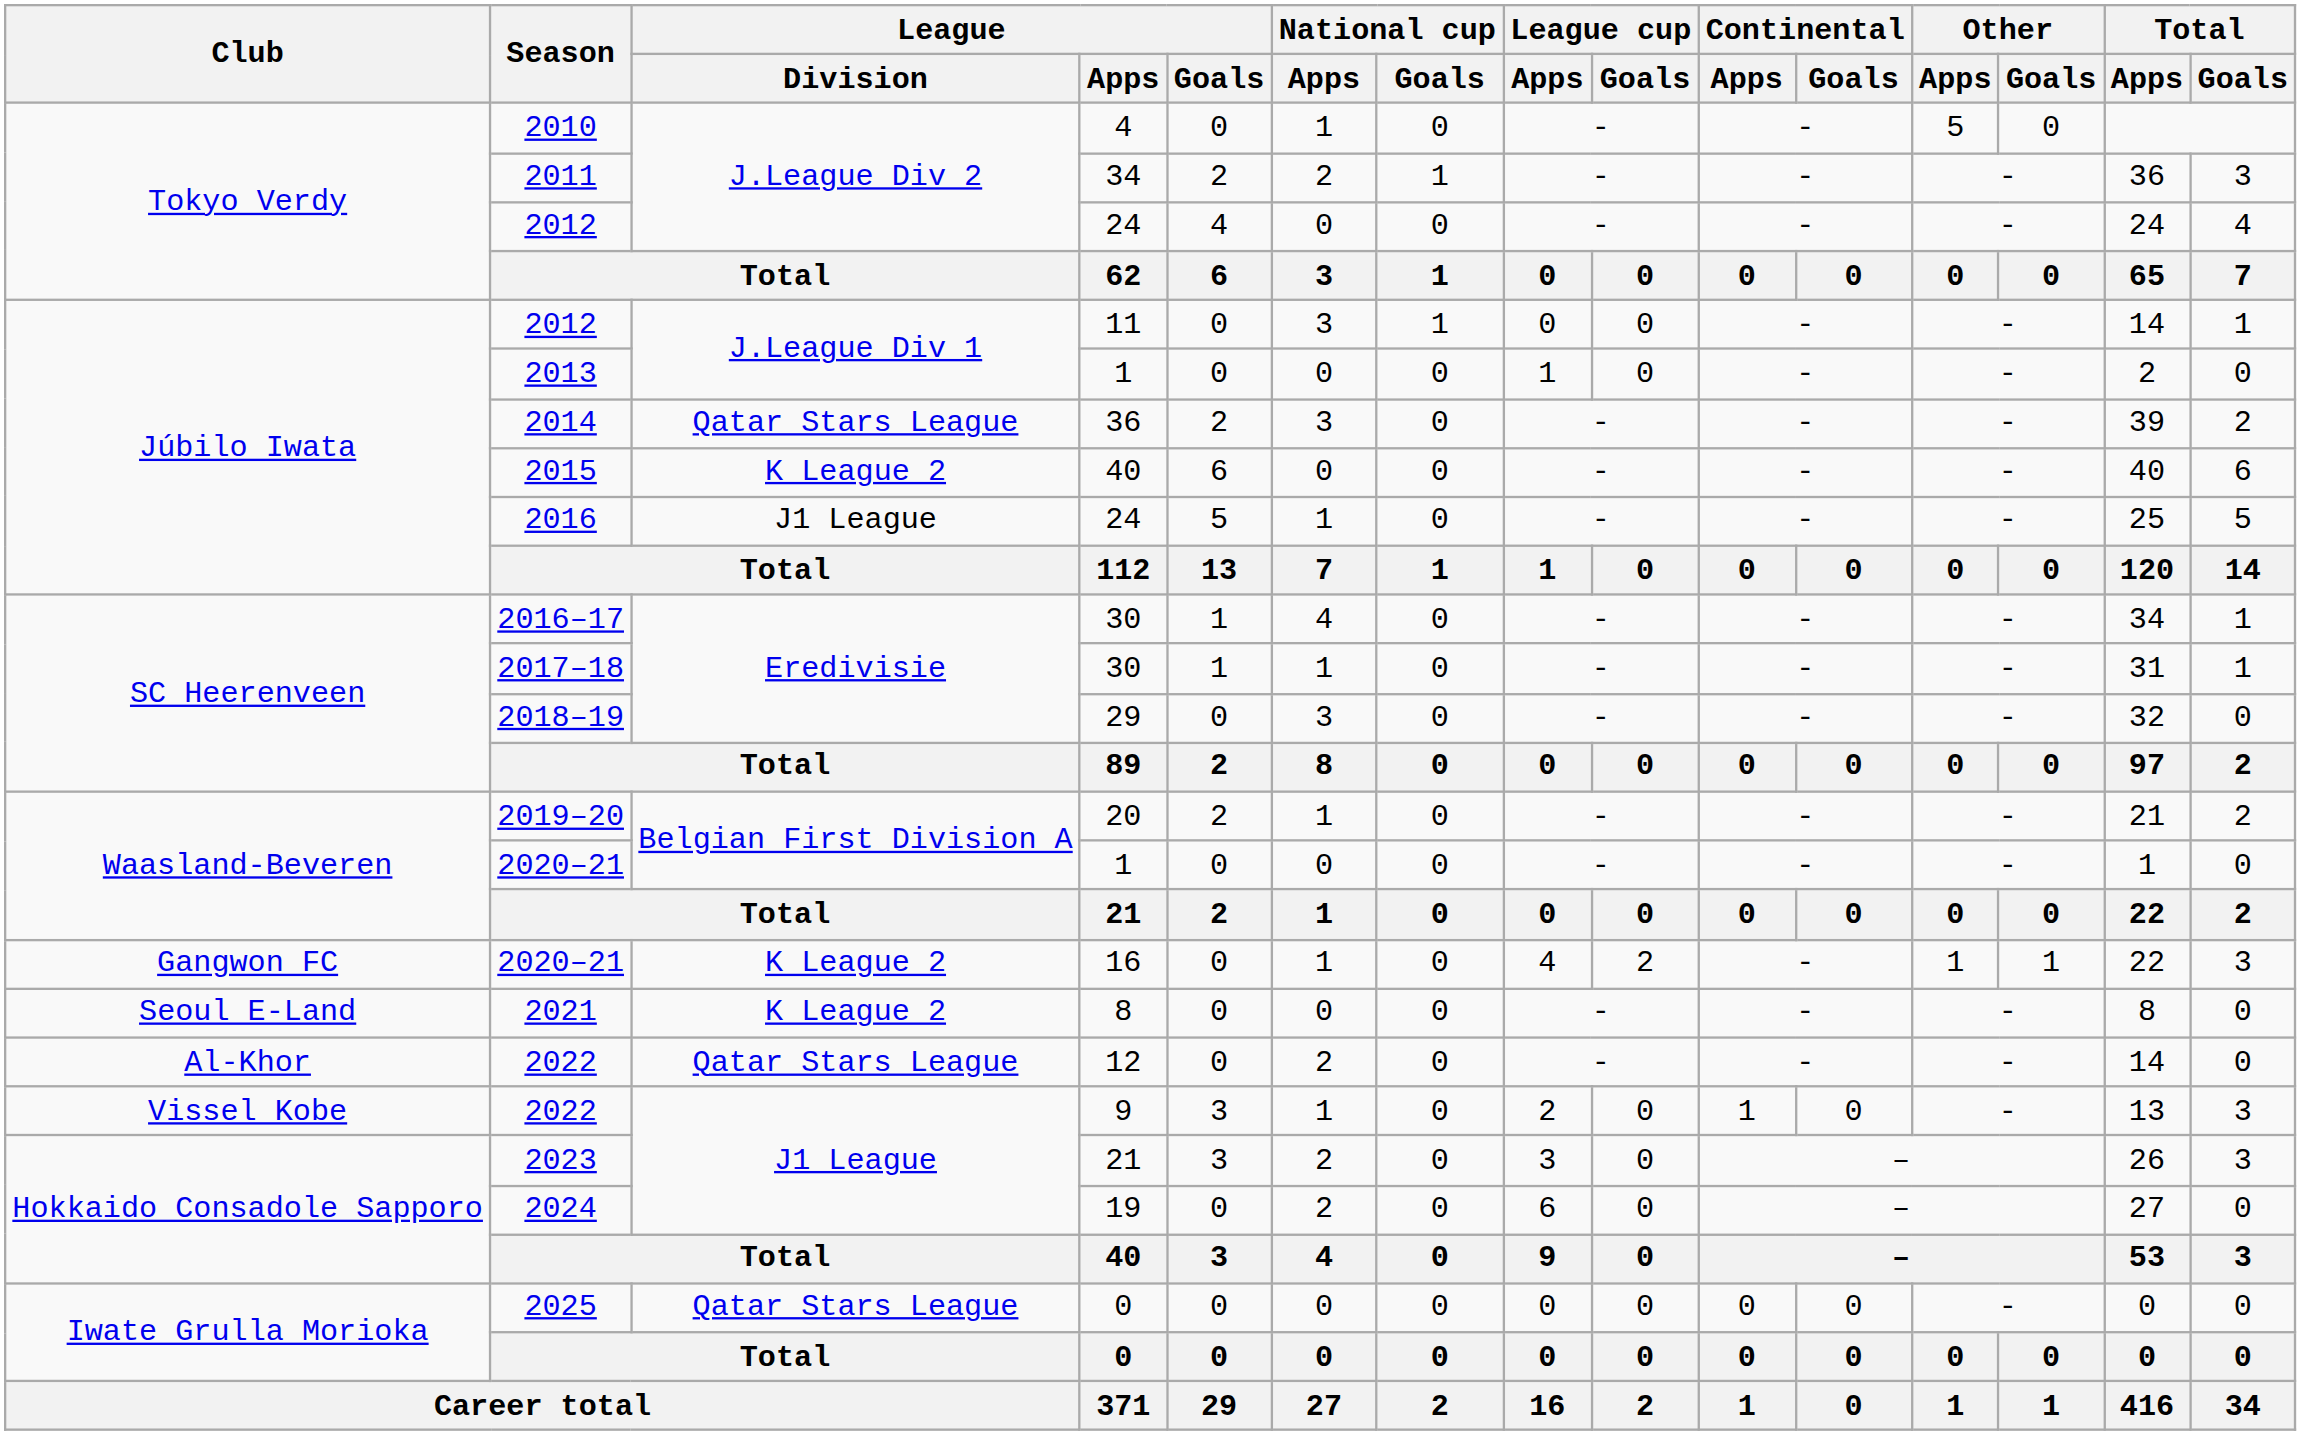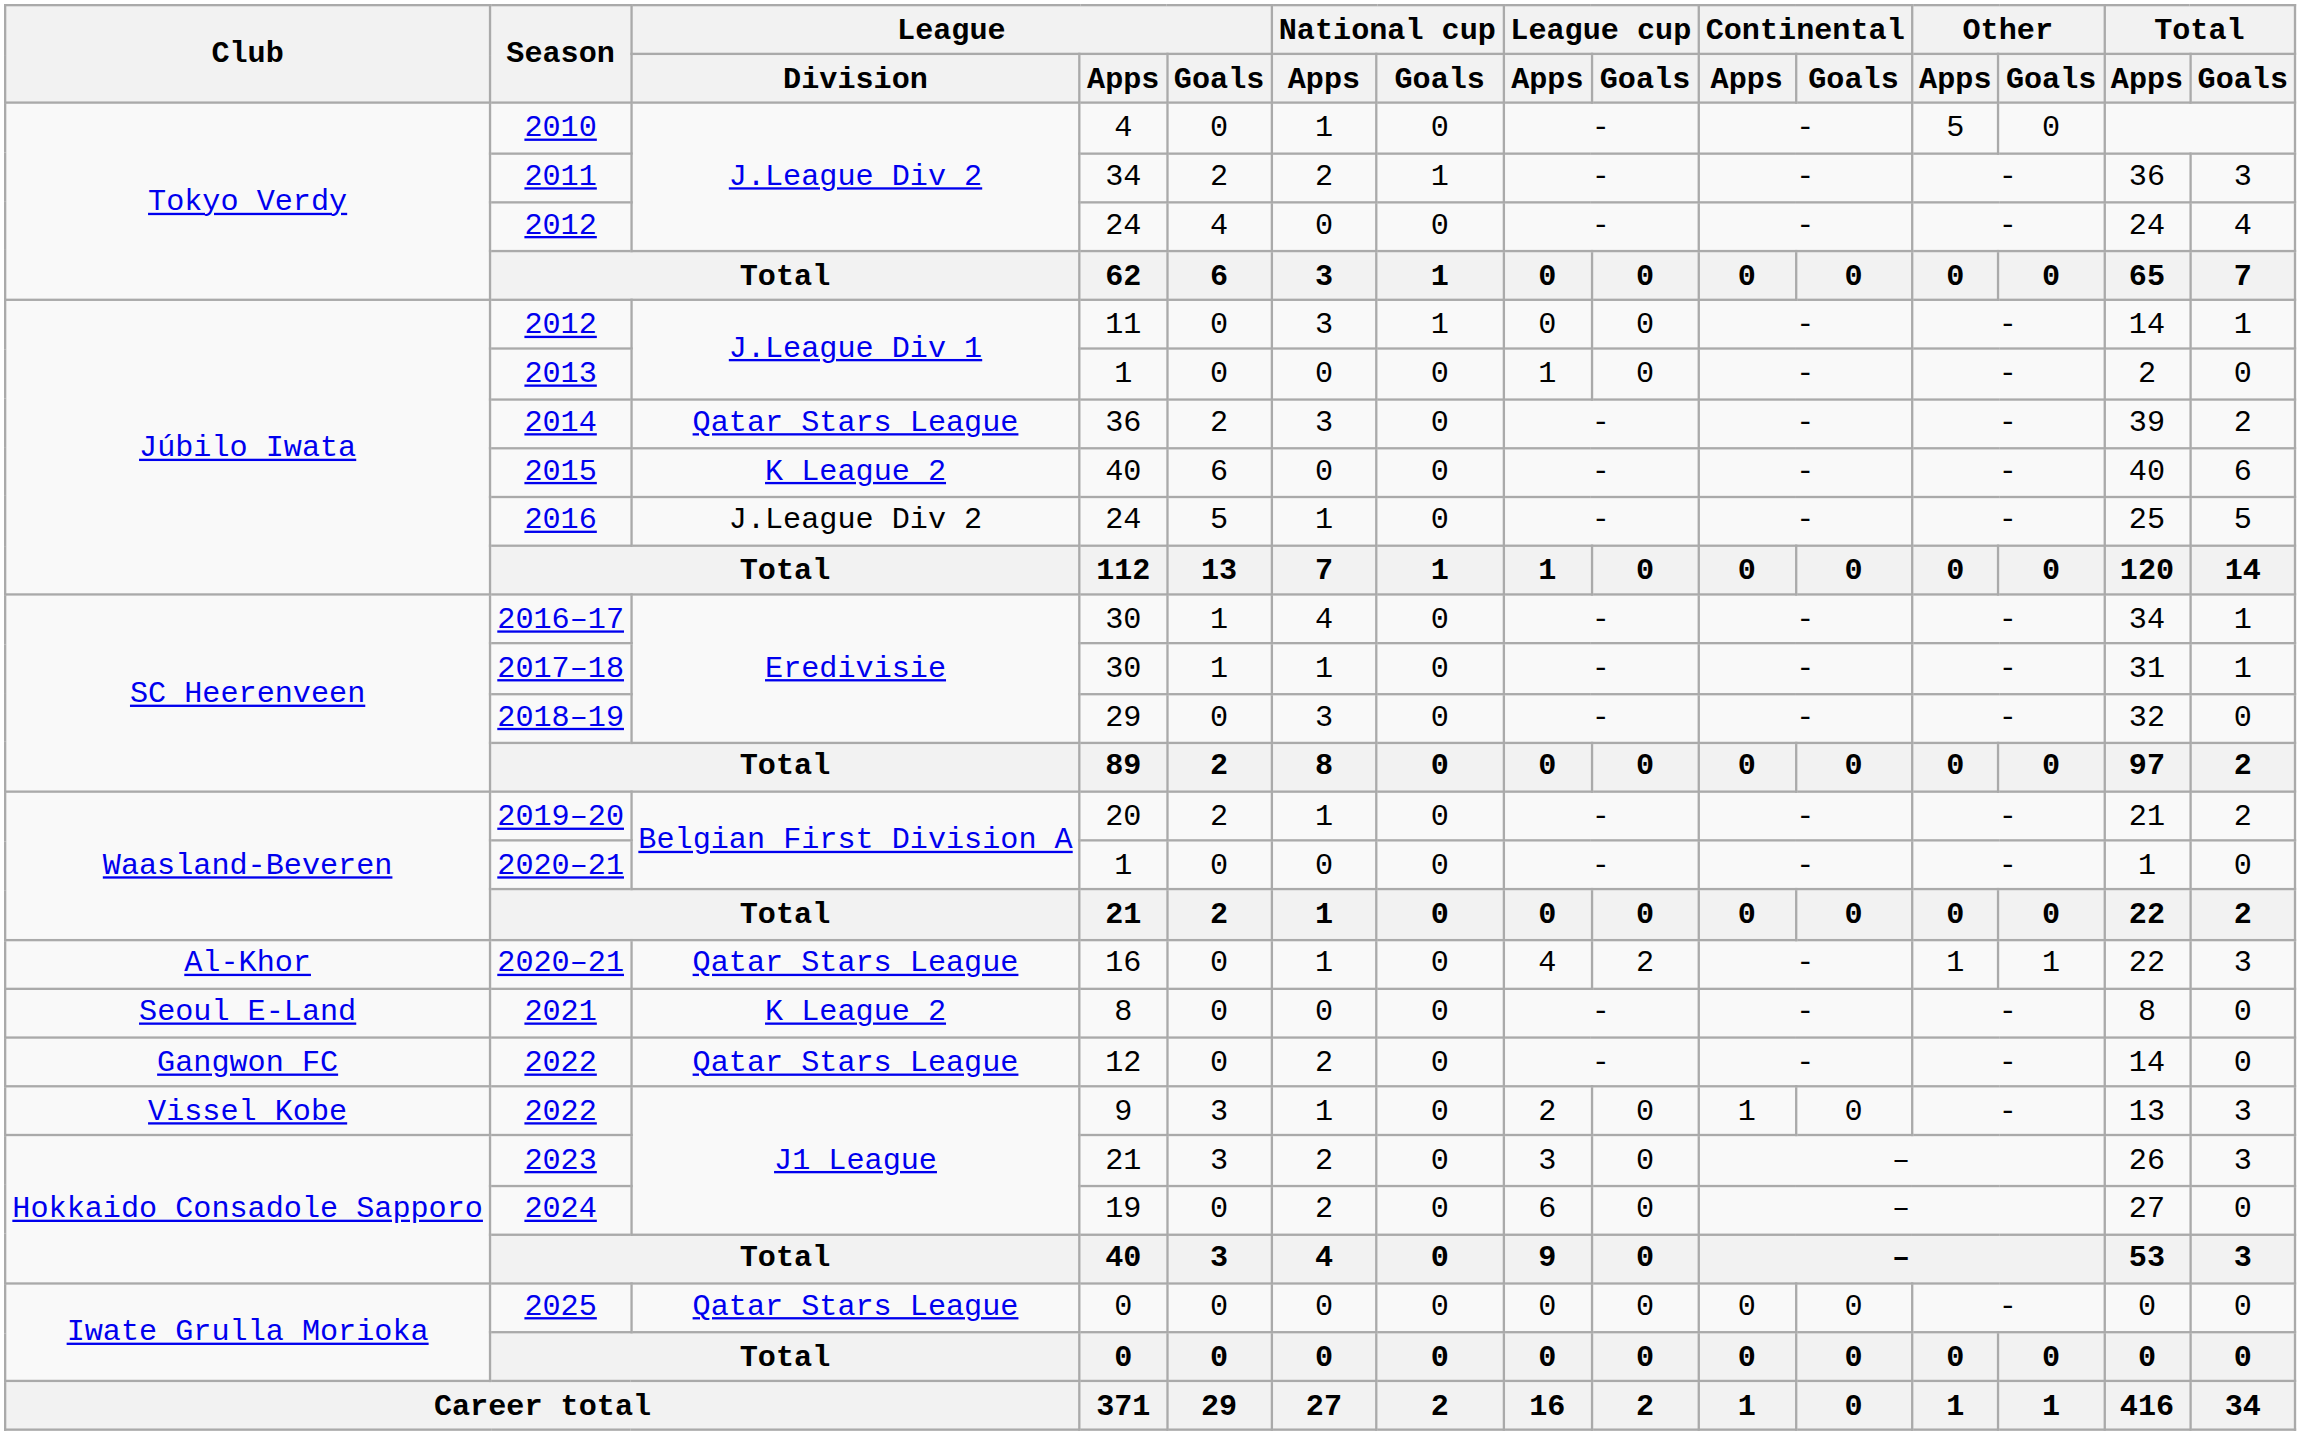(856, 521) J1 League -> (856, 521) J.League Div 2
(248, 964) Gangwon FC -> (248, 964) Al-Khor
(856, 964) K League 2 -> (856, 964) Qatar Stars League
(248, 1062) Al-Khor -> (248, 1062) Gangwon FC
